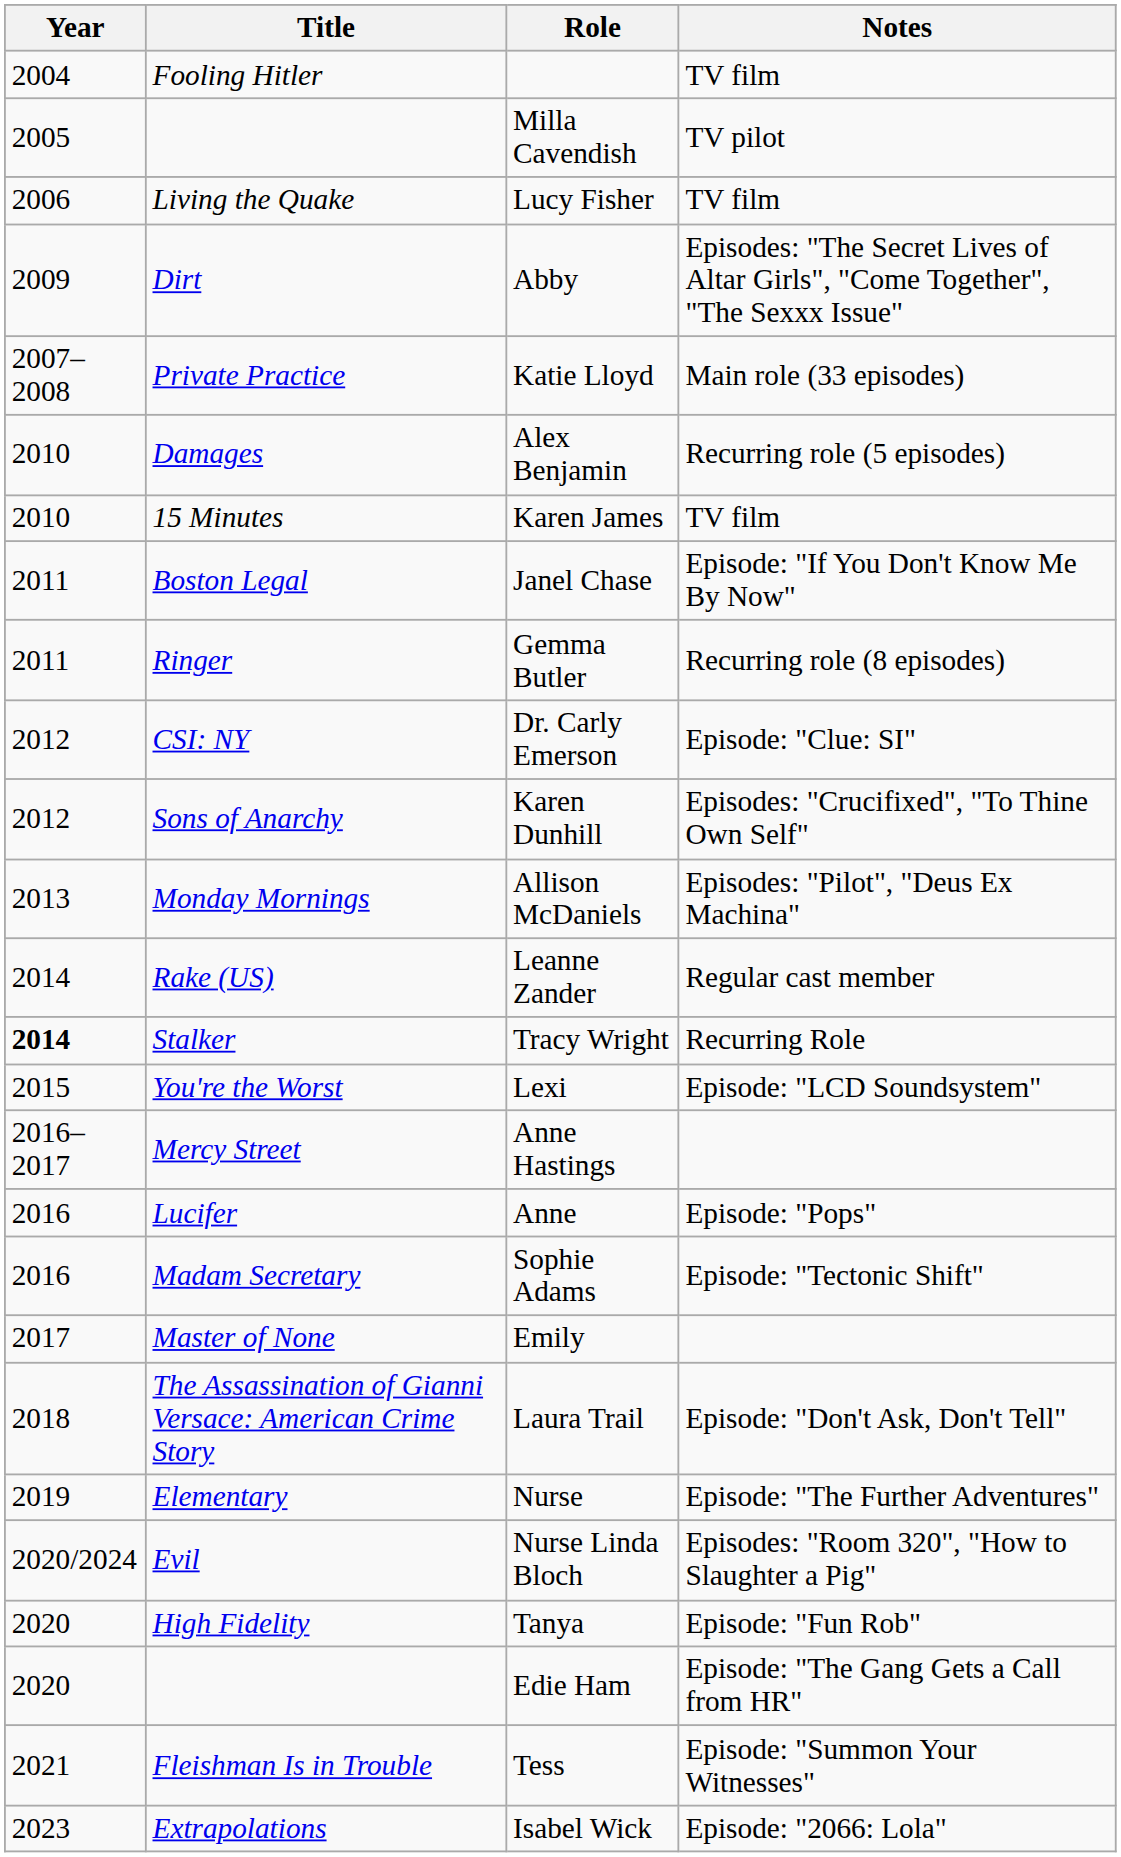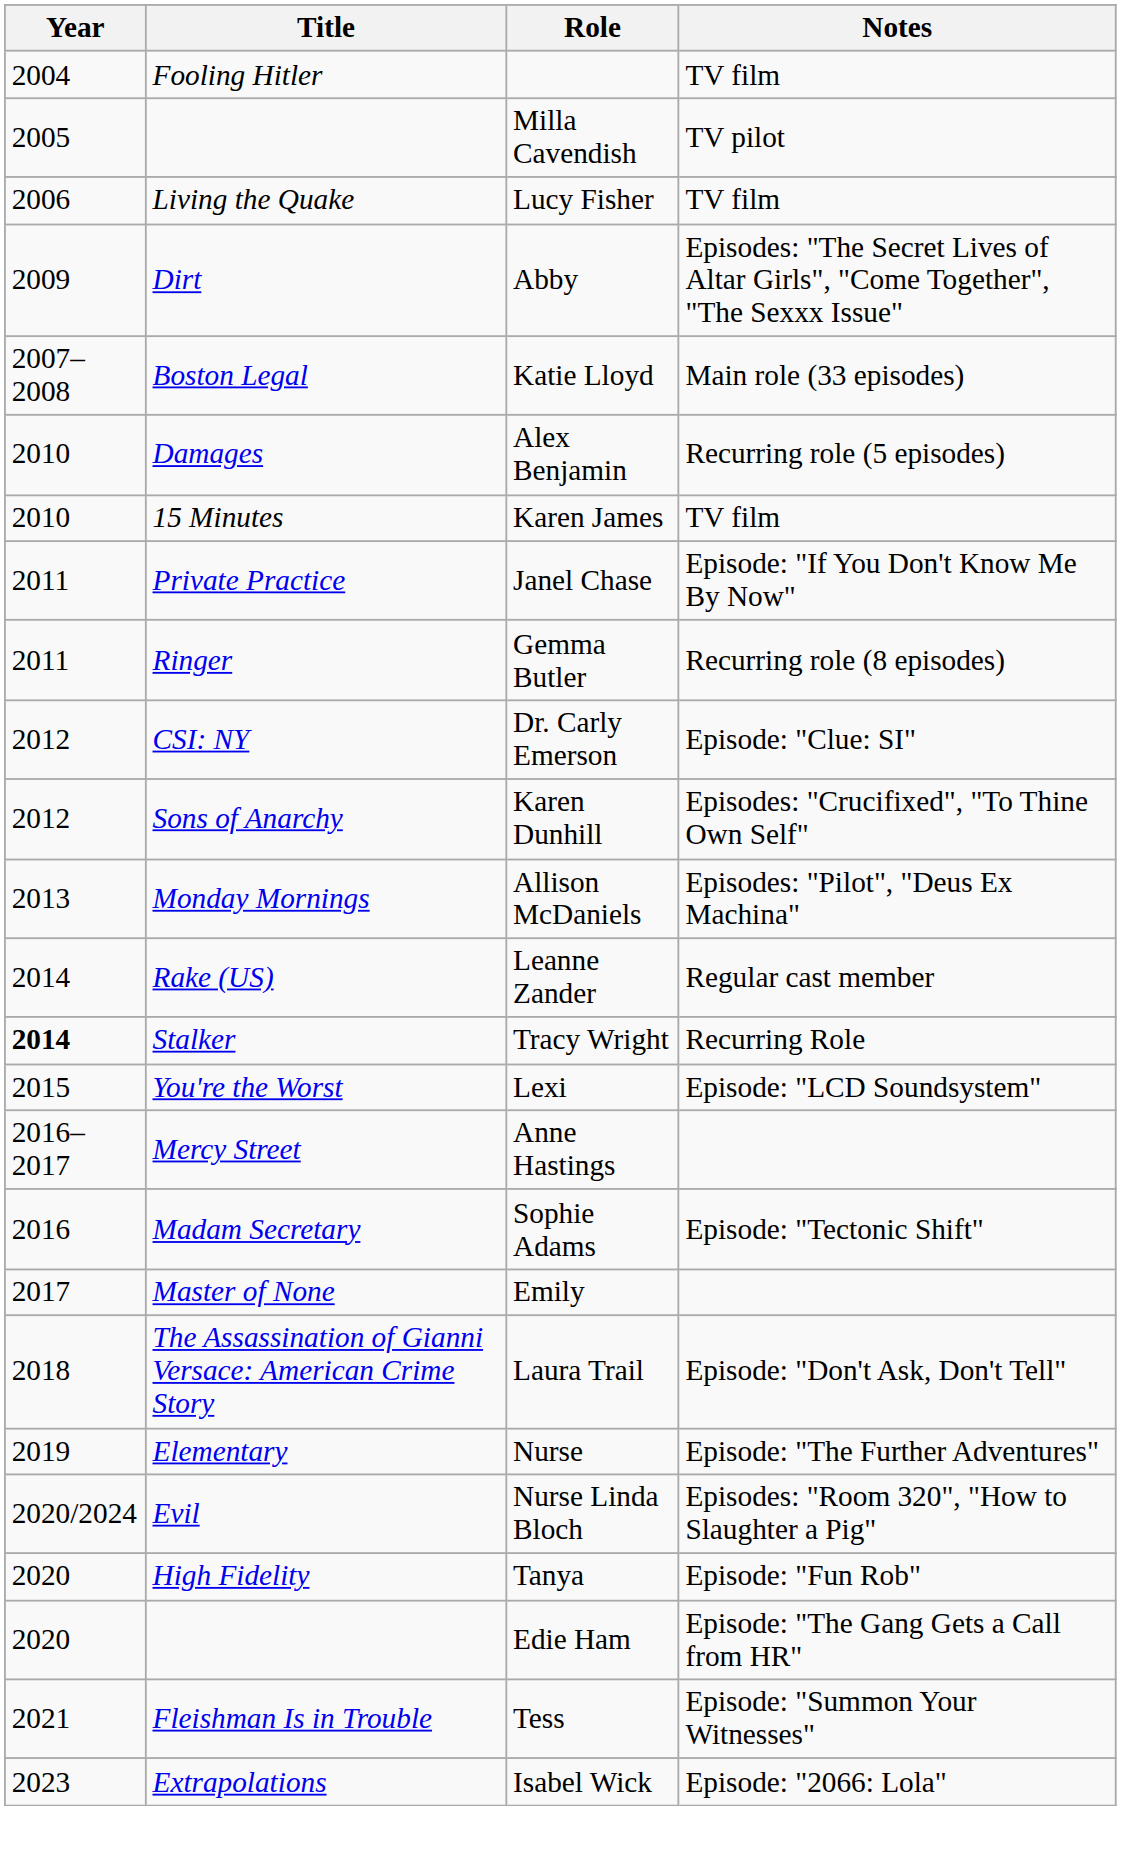(249, 375) Private Practice -> (230, 375) Boston Legal
(230, 580) Boston Legal -> (249, 580) Private Practice
- row: (545, 1212)
